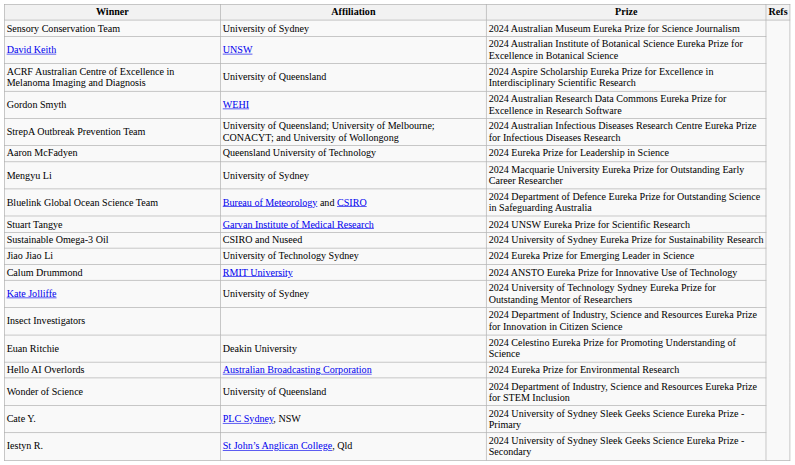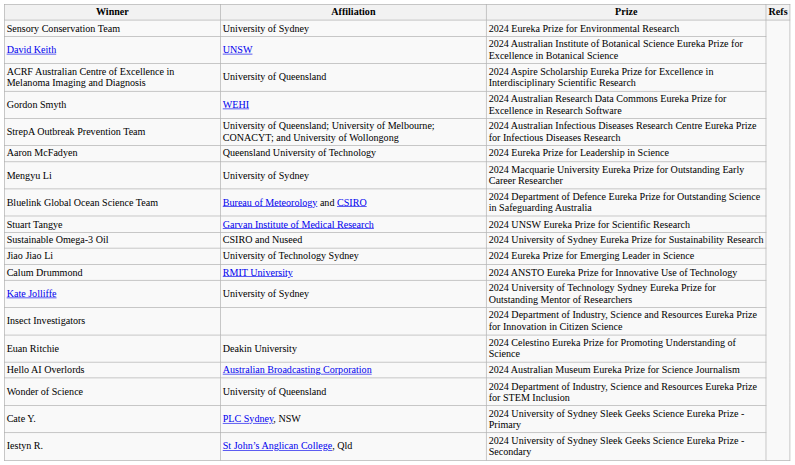(614, 28) 2024 Australian Museum Eureka Prize for Science Journalism -> (584, 28) 2024 Eureka Prize for Environmental Research
(584, 370) 2024 Eureka Prize for Environmental Research -> (614, 370) 2024 Australian Museum Eureka Prize for Science Journalism
